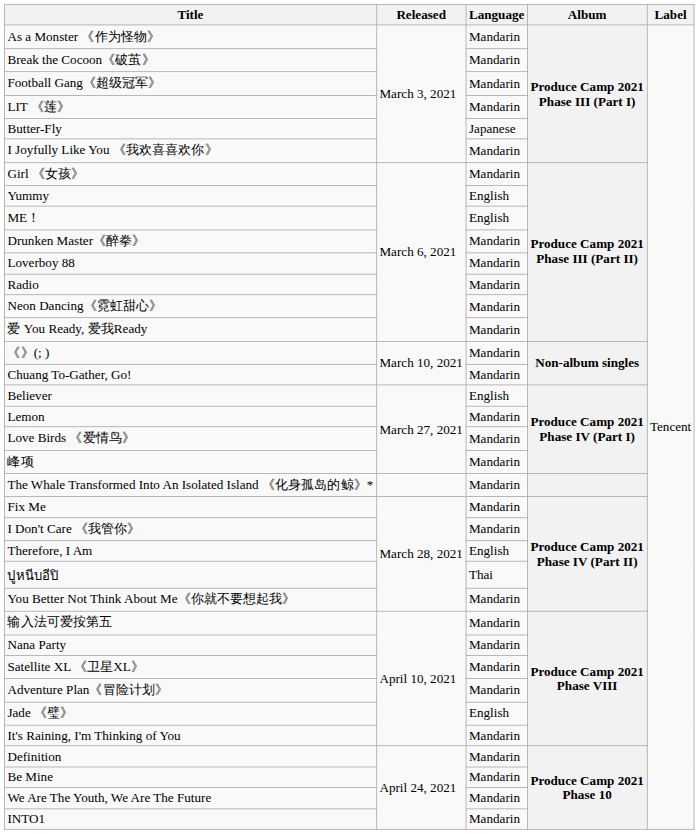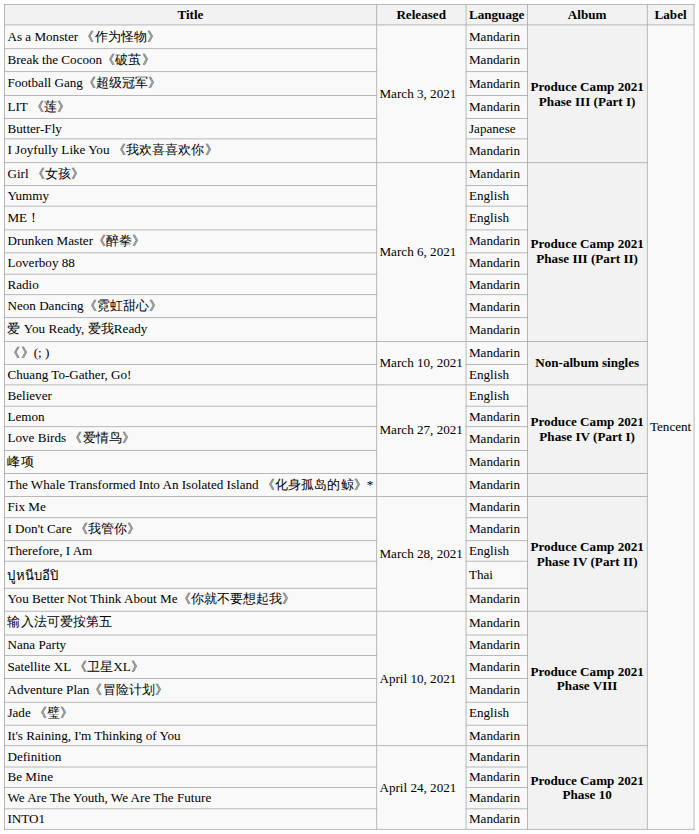(494, 374) Mandarin -> (489, 374) English
